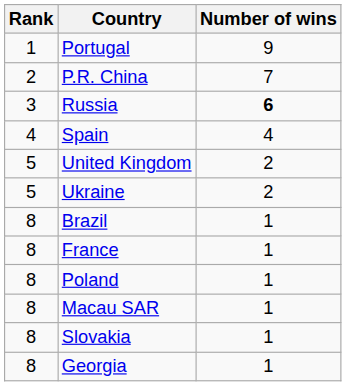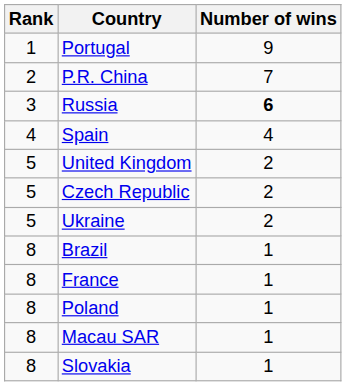+ row: (126, 192)
- row: (94, 366)
